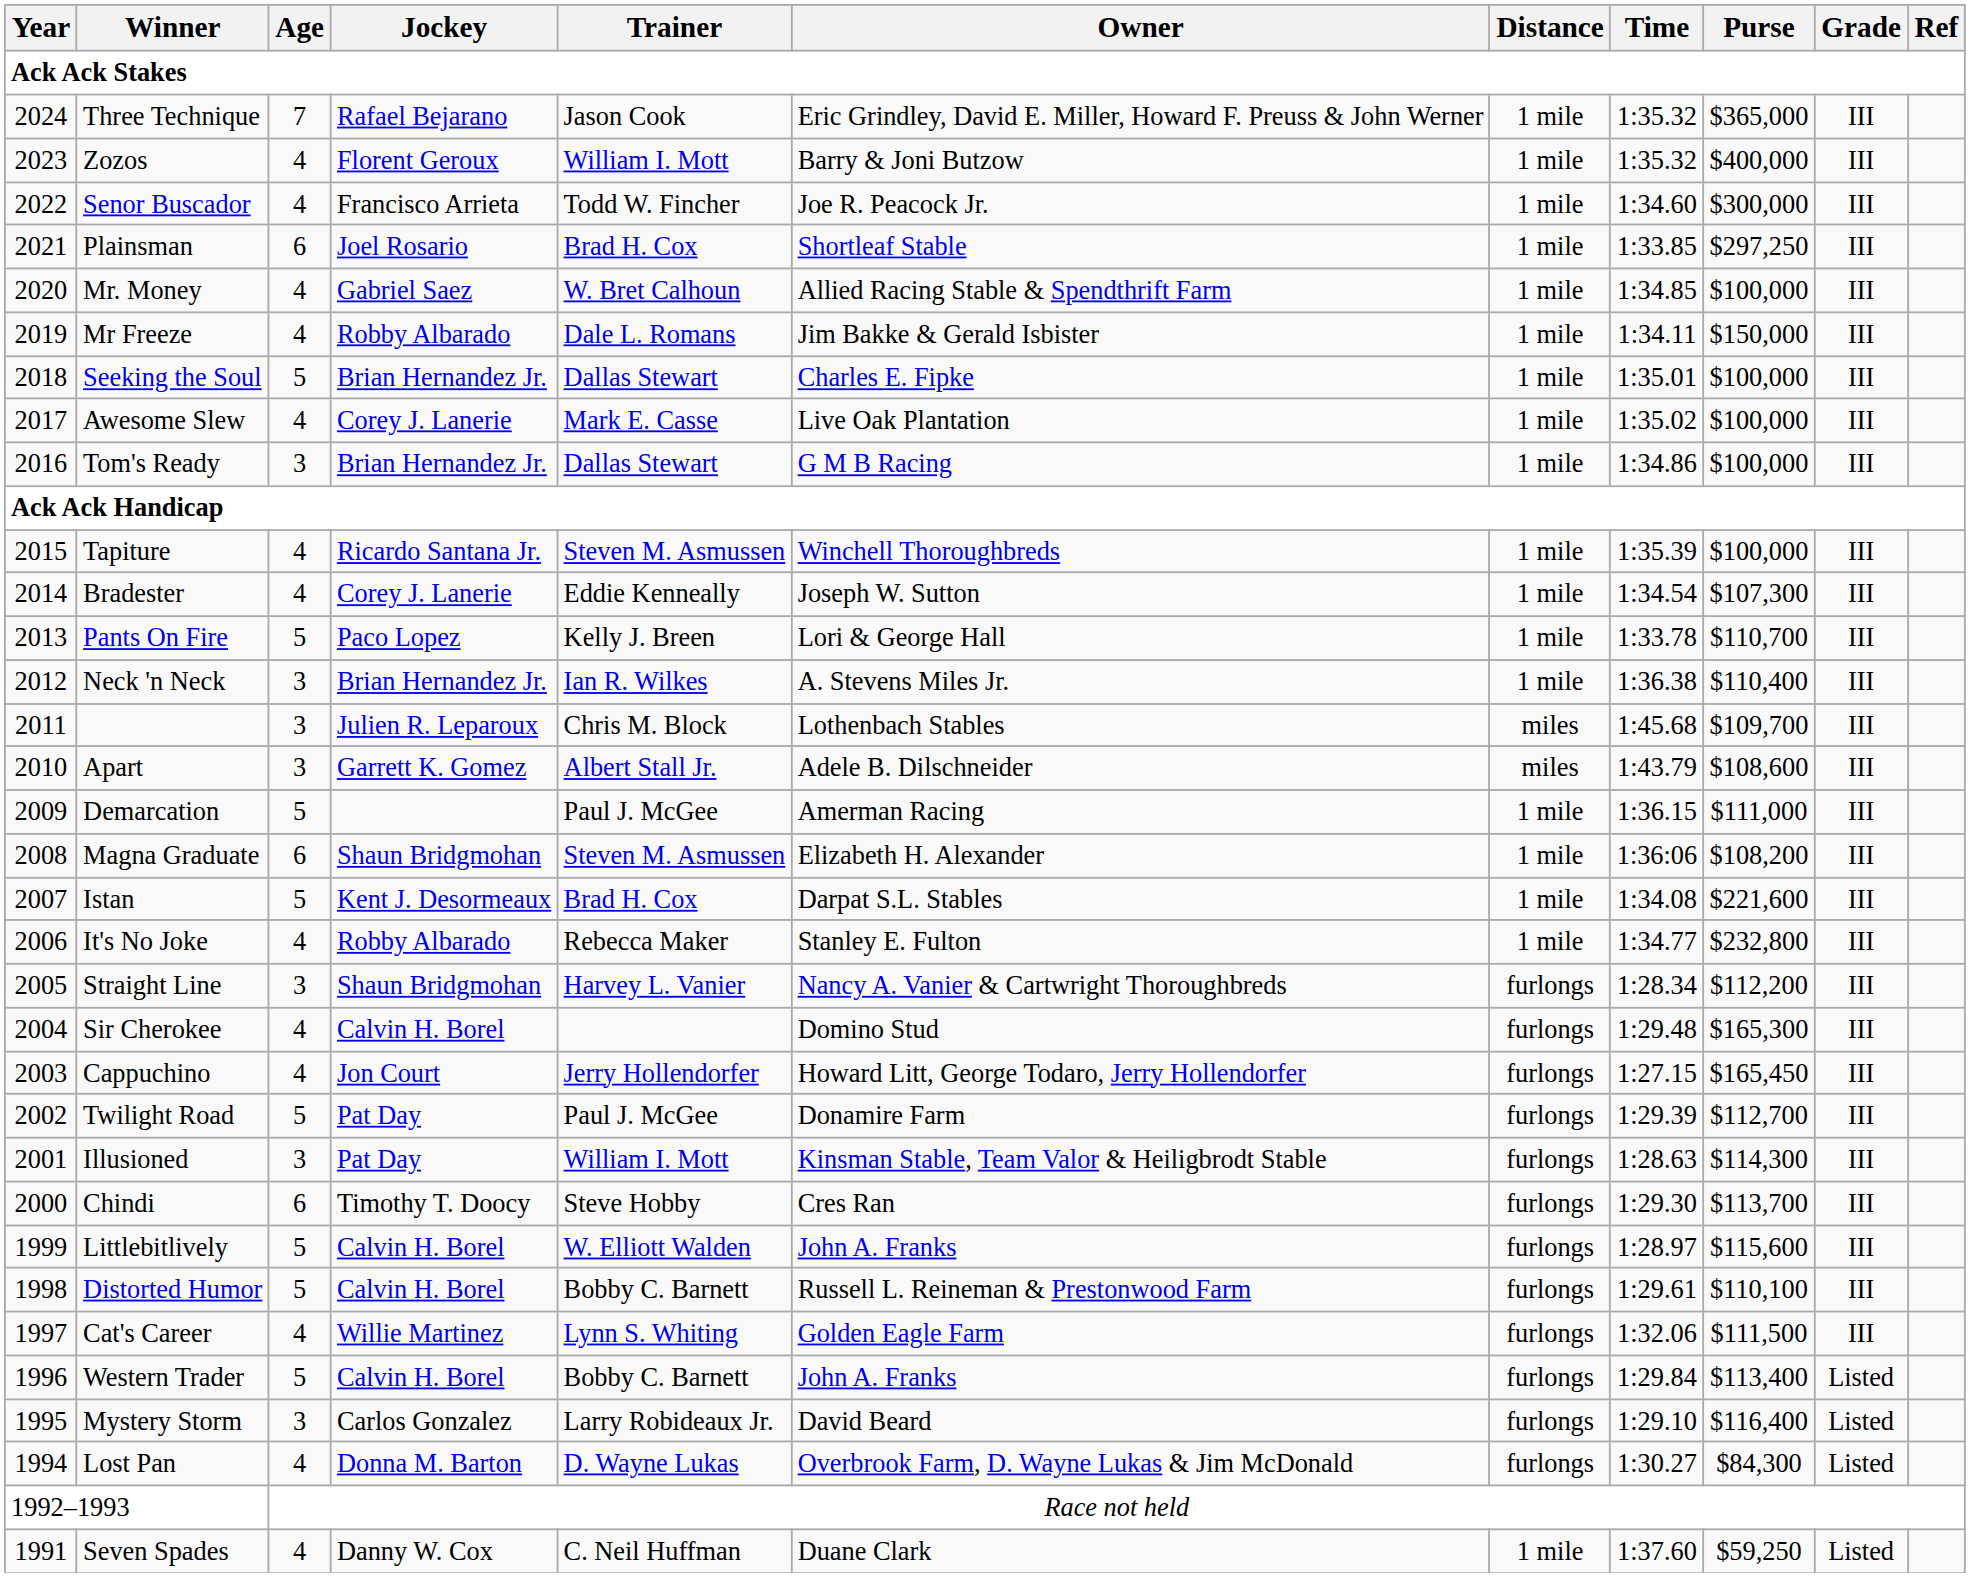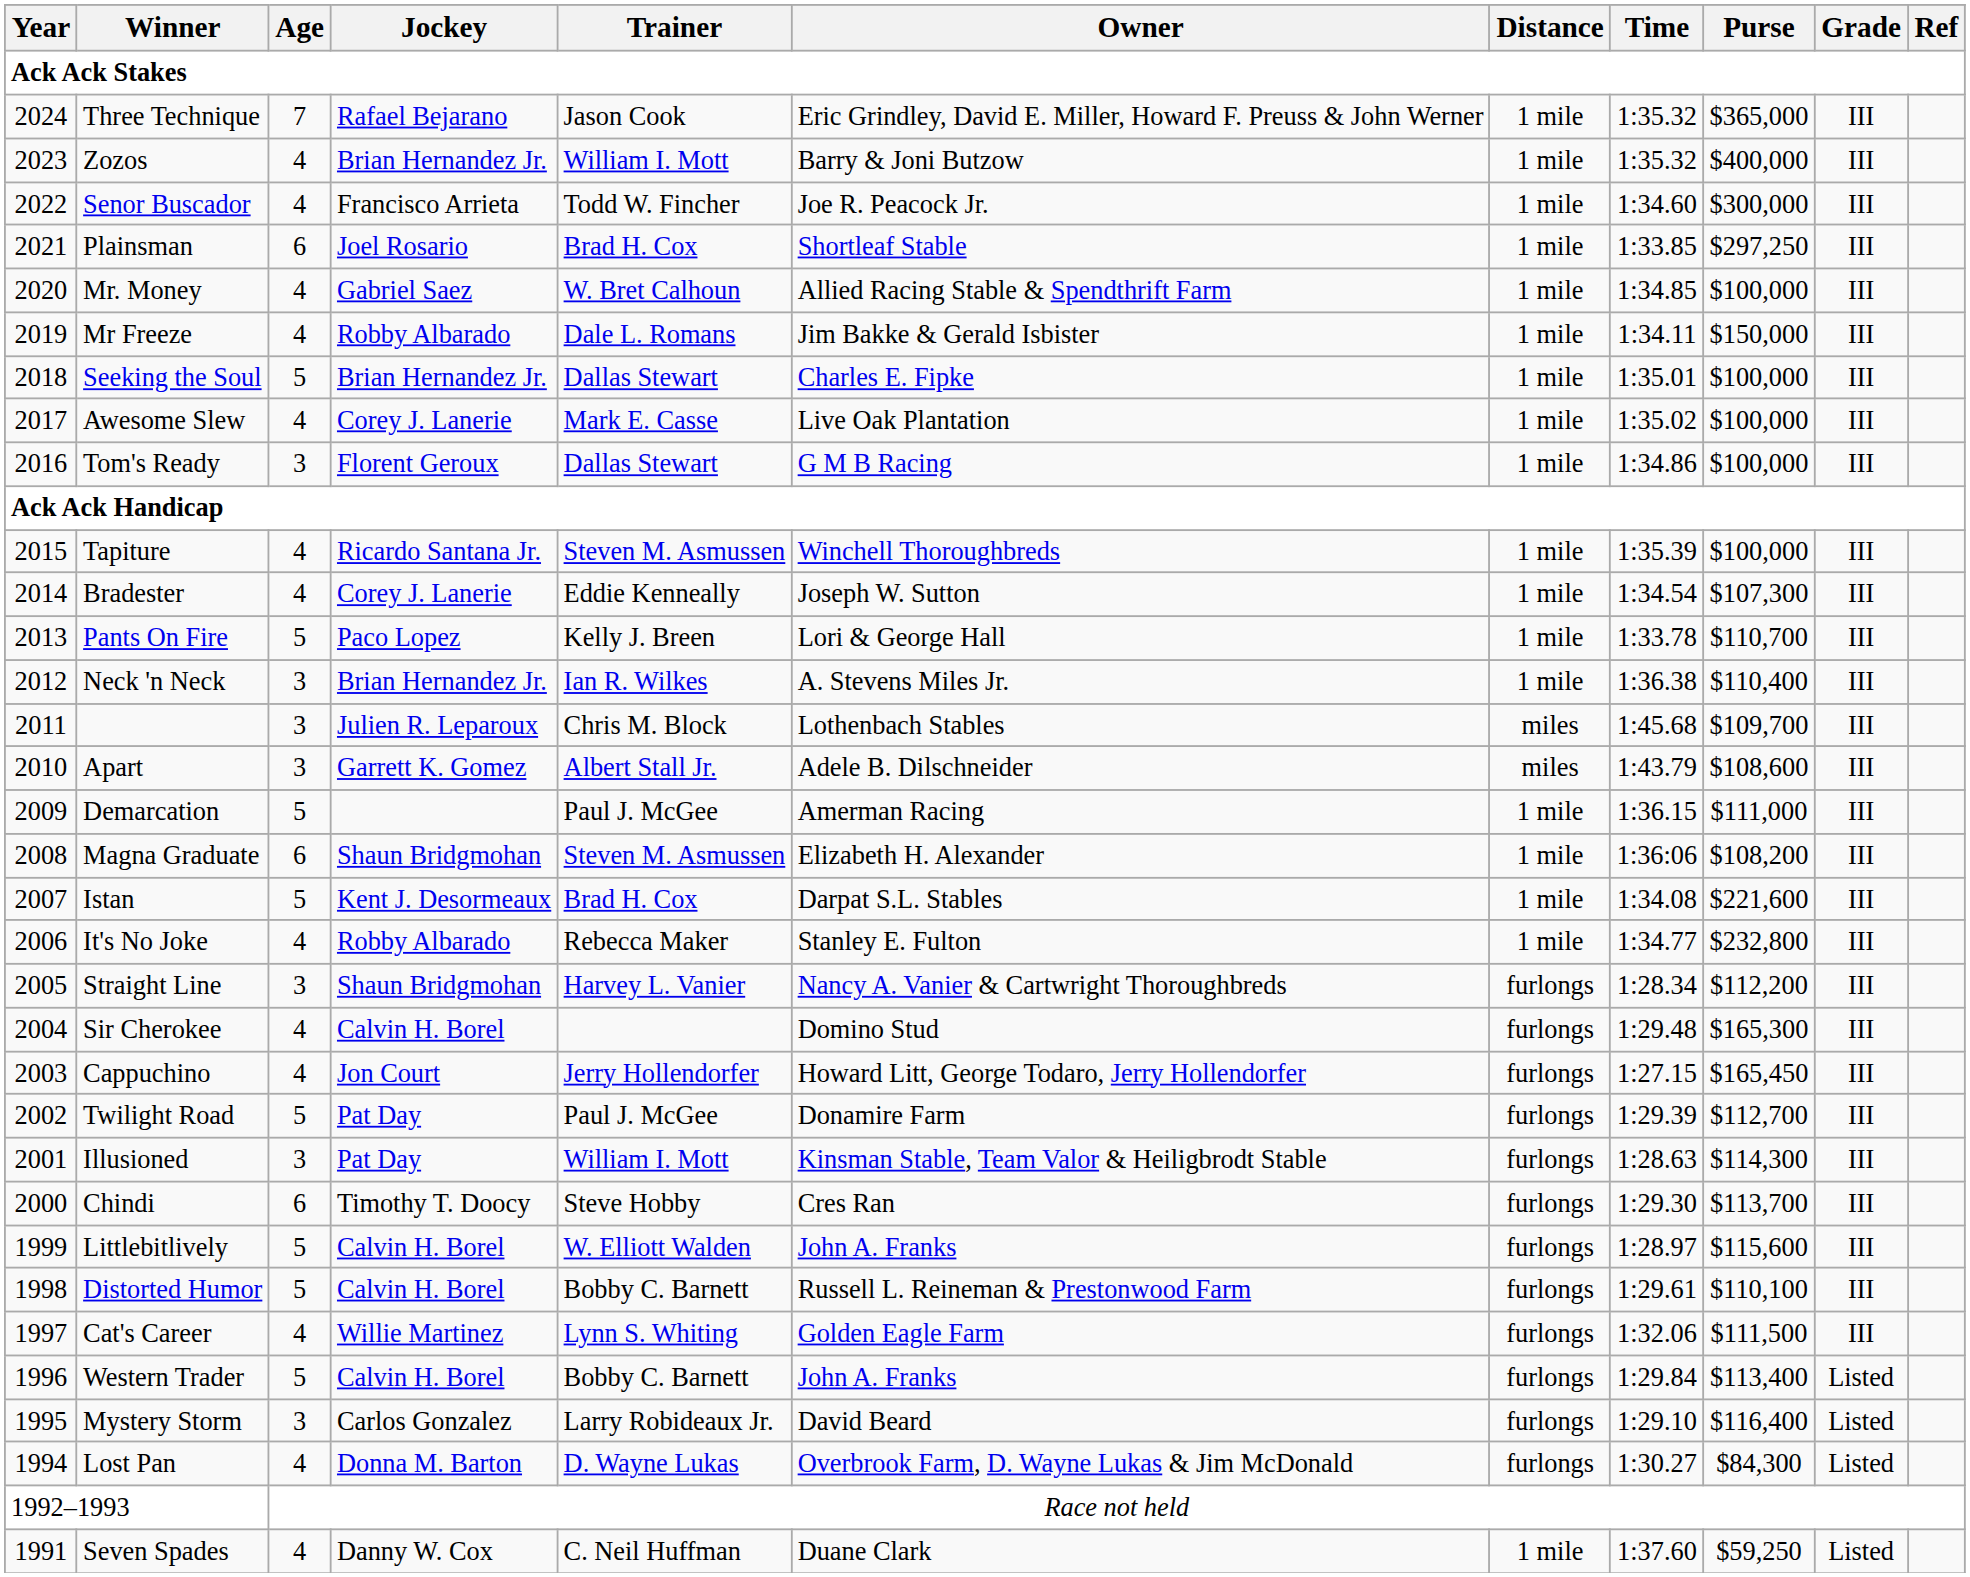(418, 159) Florent Geroux -> (442, 159) Brian Hernandez Jr.
(442, 463) Brian Hernandez Jr. -> (418, 463) Florent Geroux
